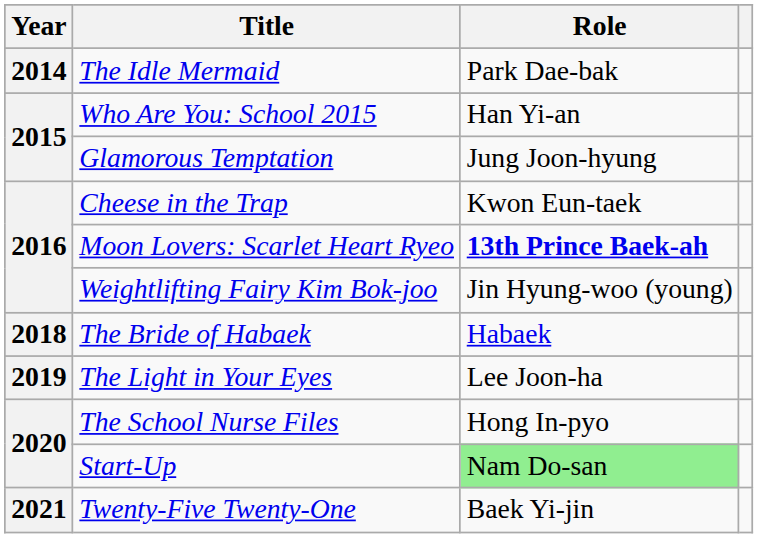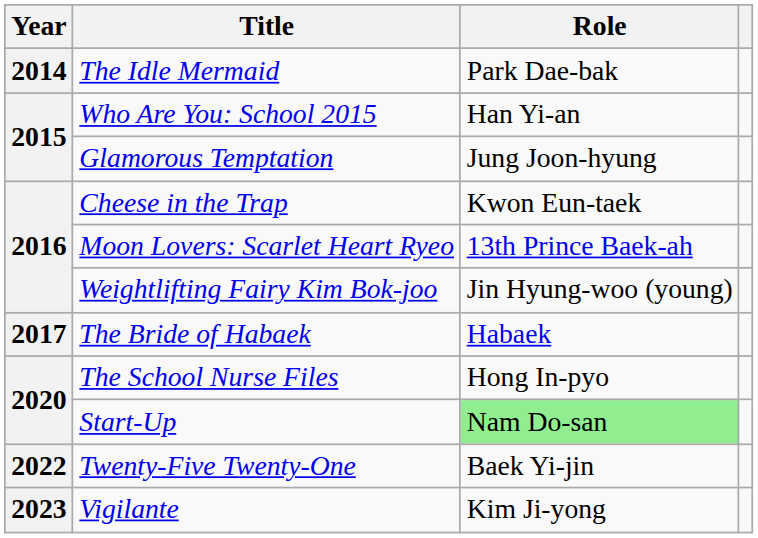(587, 245) bold -> (580, 245) normal
(39, 333) 2018 -> (39, 333) 2017
- row: (206, 377)
(39, 509) 2021 -> (39, 465) 2022
+ row: (129, 509)
